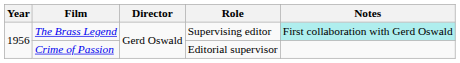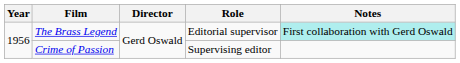(230, 31) Supervising editor -> (233, 31) Editorial supervisor
(233, 49) Editorial supervisor -> (230, 49) Supervising editor
